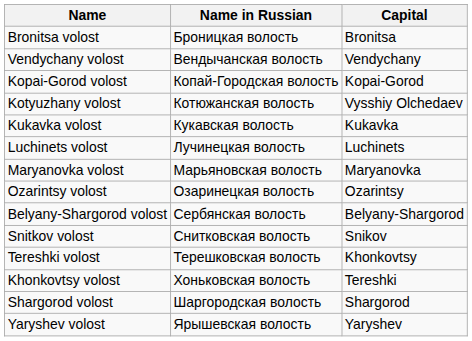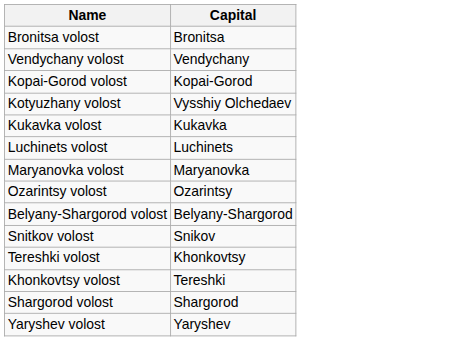- column: (256, 15)
